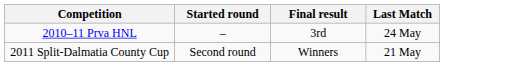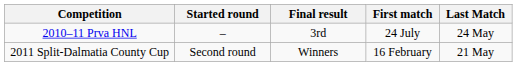+ column: (402, 14)
